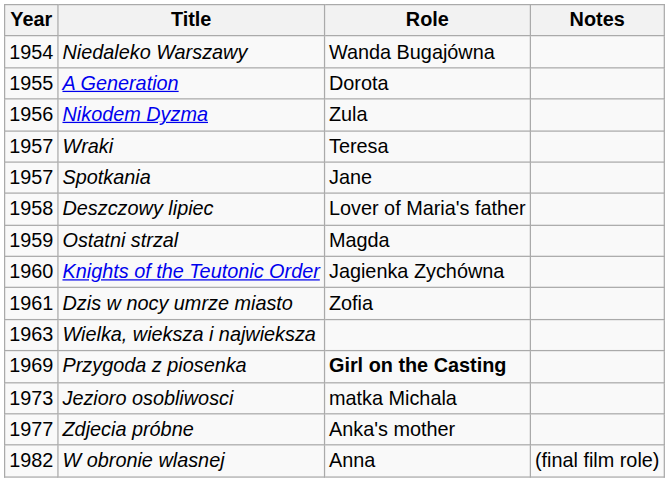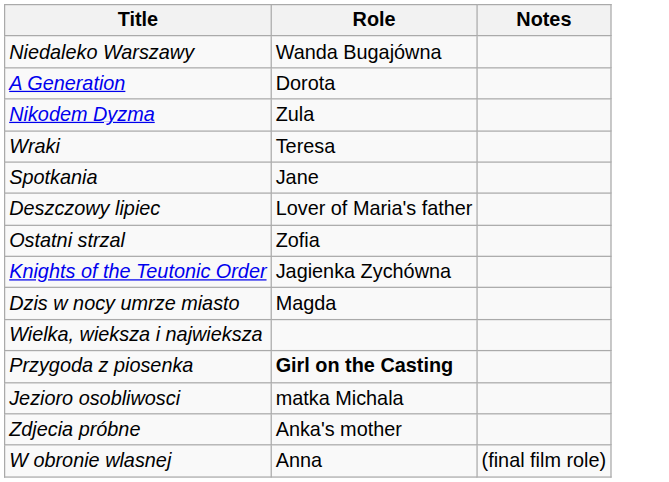- column: (31, 20)
(359, 240) Magda -> (298, 240) Zofia
(351, 303) Zofia -> (306, 303) Magda
